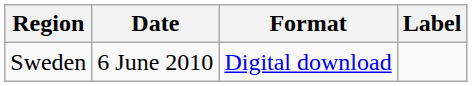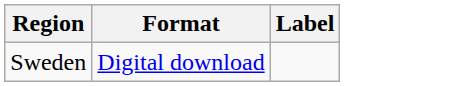- column: (155, 23)
